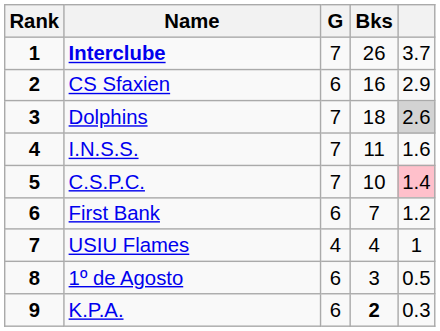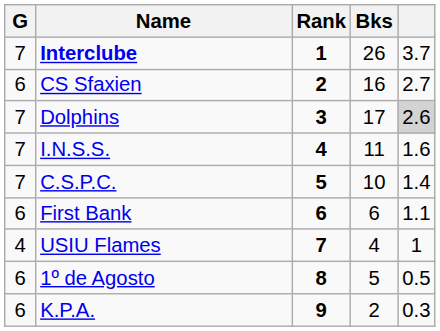columns swapped: (34, 21) <-> (335, 21)
(416, 85) 2.9 -> (416, 85) 2.7
(374, 117) 18 -> (374, 117) 17
(416, 182) pink background -> (416, 182) no background
(374, 214) 7 -> (374, 214) 6
(416, 214) 1.2 -> (416, 214) 1.1
(374, 278) 3 -> (374, 278) 5
(374, 310) bold -> (374, 310) normal
